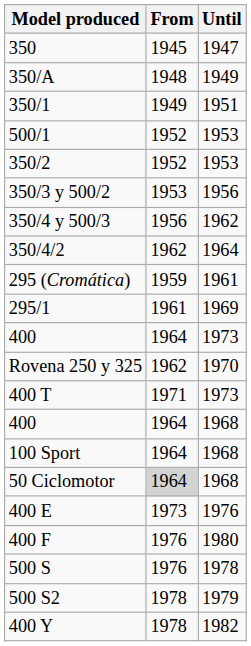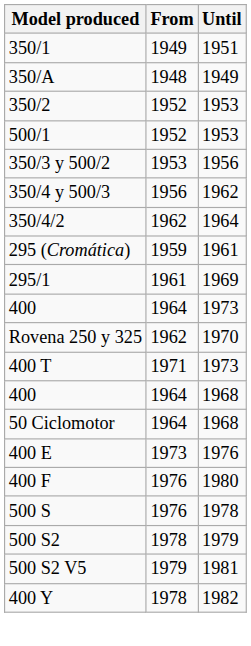- row: (22, 47)
rows swapped: (32, 76) <-> (30, 105)
rows swapped: (30, 134) <-> (30, 163)
- row: (44, 452)
(169, 481) lightgrey background -> (169, 423) no background
+ row: (48, 568)
